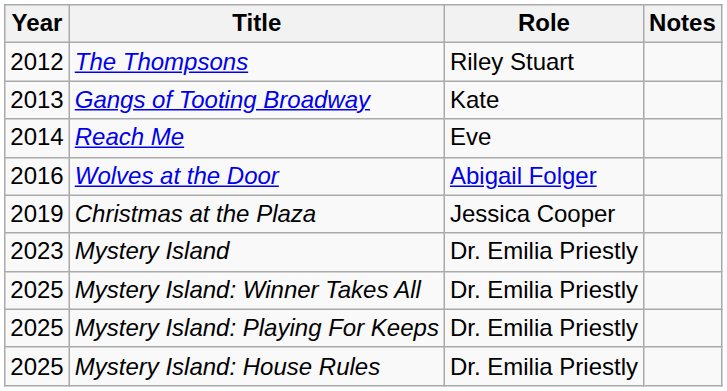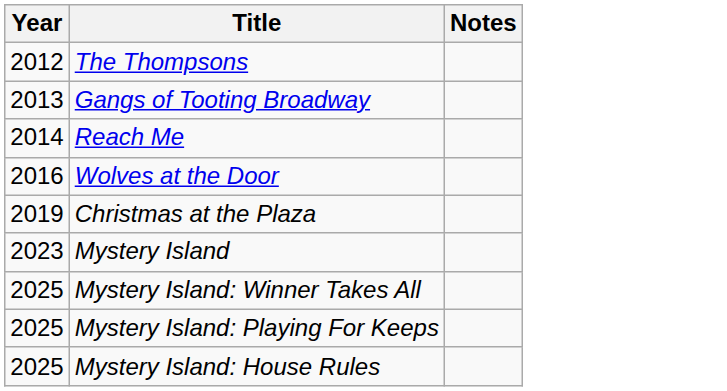- column: (544, 23)
